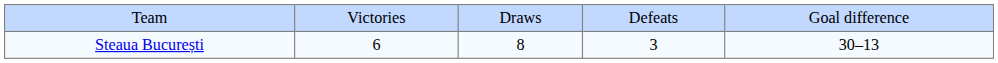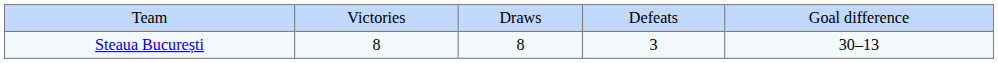(376, 44) 6 -> (376, 44) 8
